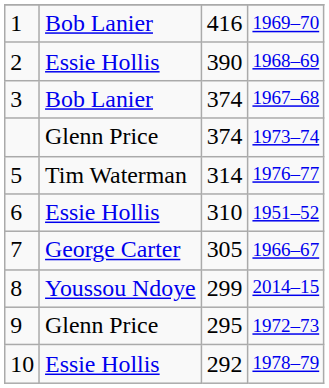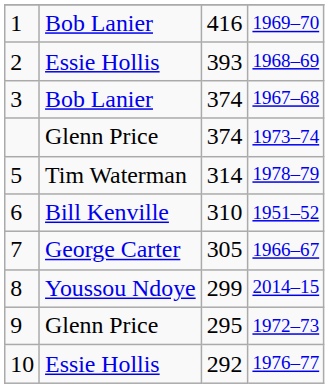(225, 61) 390 -> (225, 61) 393
(286, 174) 1976–77 -> (286, 174) 1978–79
(102, 212) Essie Hollis -> (107, 212) Bill Kenville
(286, 363) 1978–79 -> (286, 363) 1976–77
